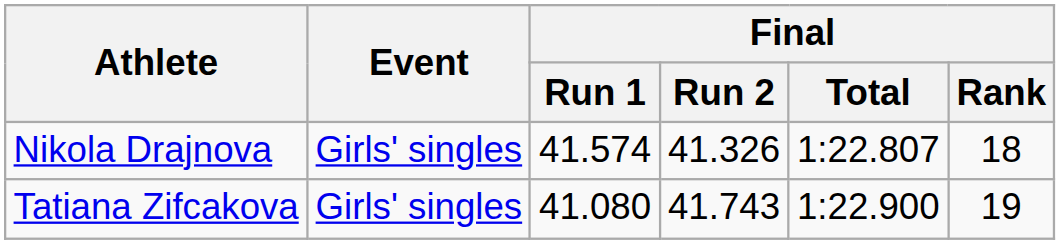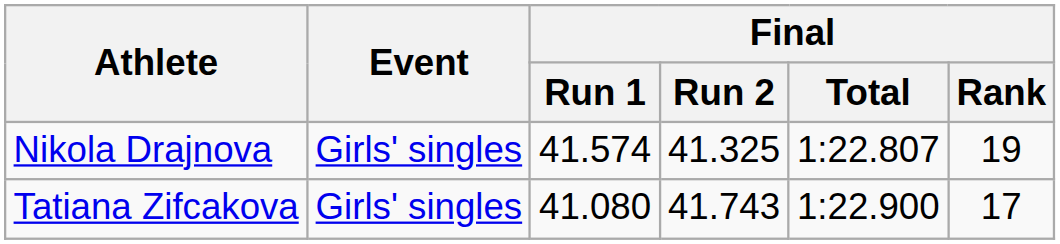(724, 149) 41.326 -> (724, 149) 41.325
(1001, 149) 18 -> (1001, 149) 19
(1001, 207) 19 -> (1001, 207) 17
